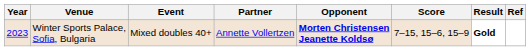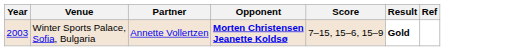- column: (171, 12)
(17, 33) 2023 -> (17, 33) 2003
